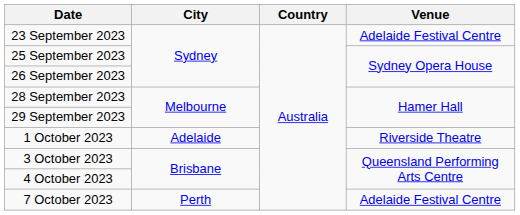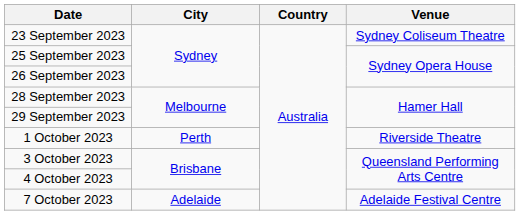(430, 35) Adelaide Festival Centre -> (430, 35) Sydney Coliseum Theatre
(196, 138) Adelaide -> (196, 138) Perth
(196, 199) Perth -> (196, 199) Adelaide
